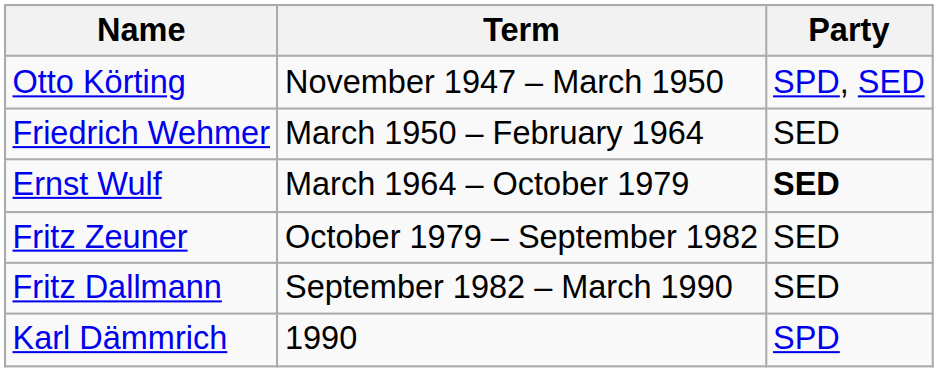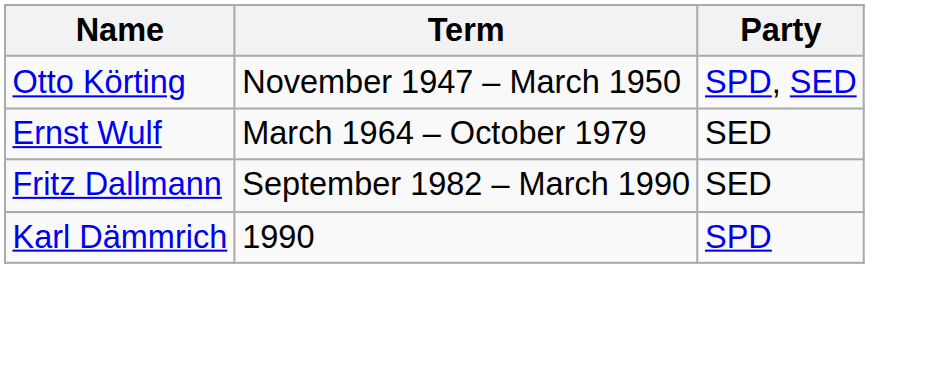- row: (141, 133)
(806, 184) bold -> (738, 133) normal
- row: (100, 236)
